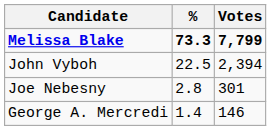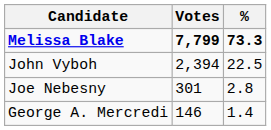columns swapped: (240, 17) <-> (193, 17)
